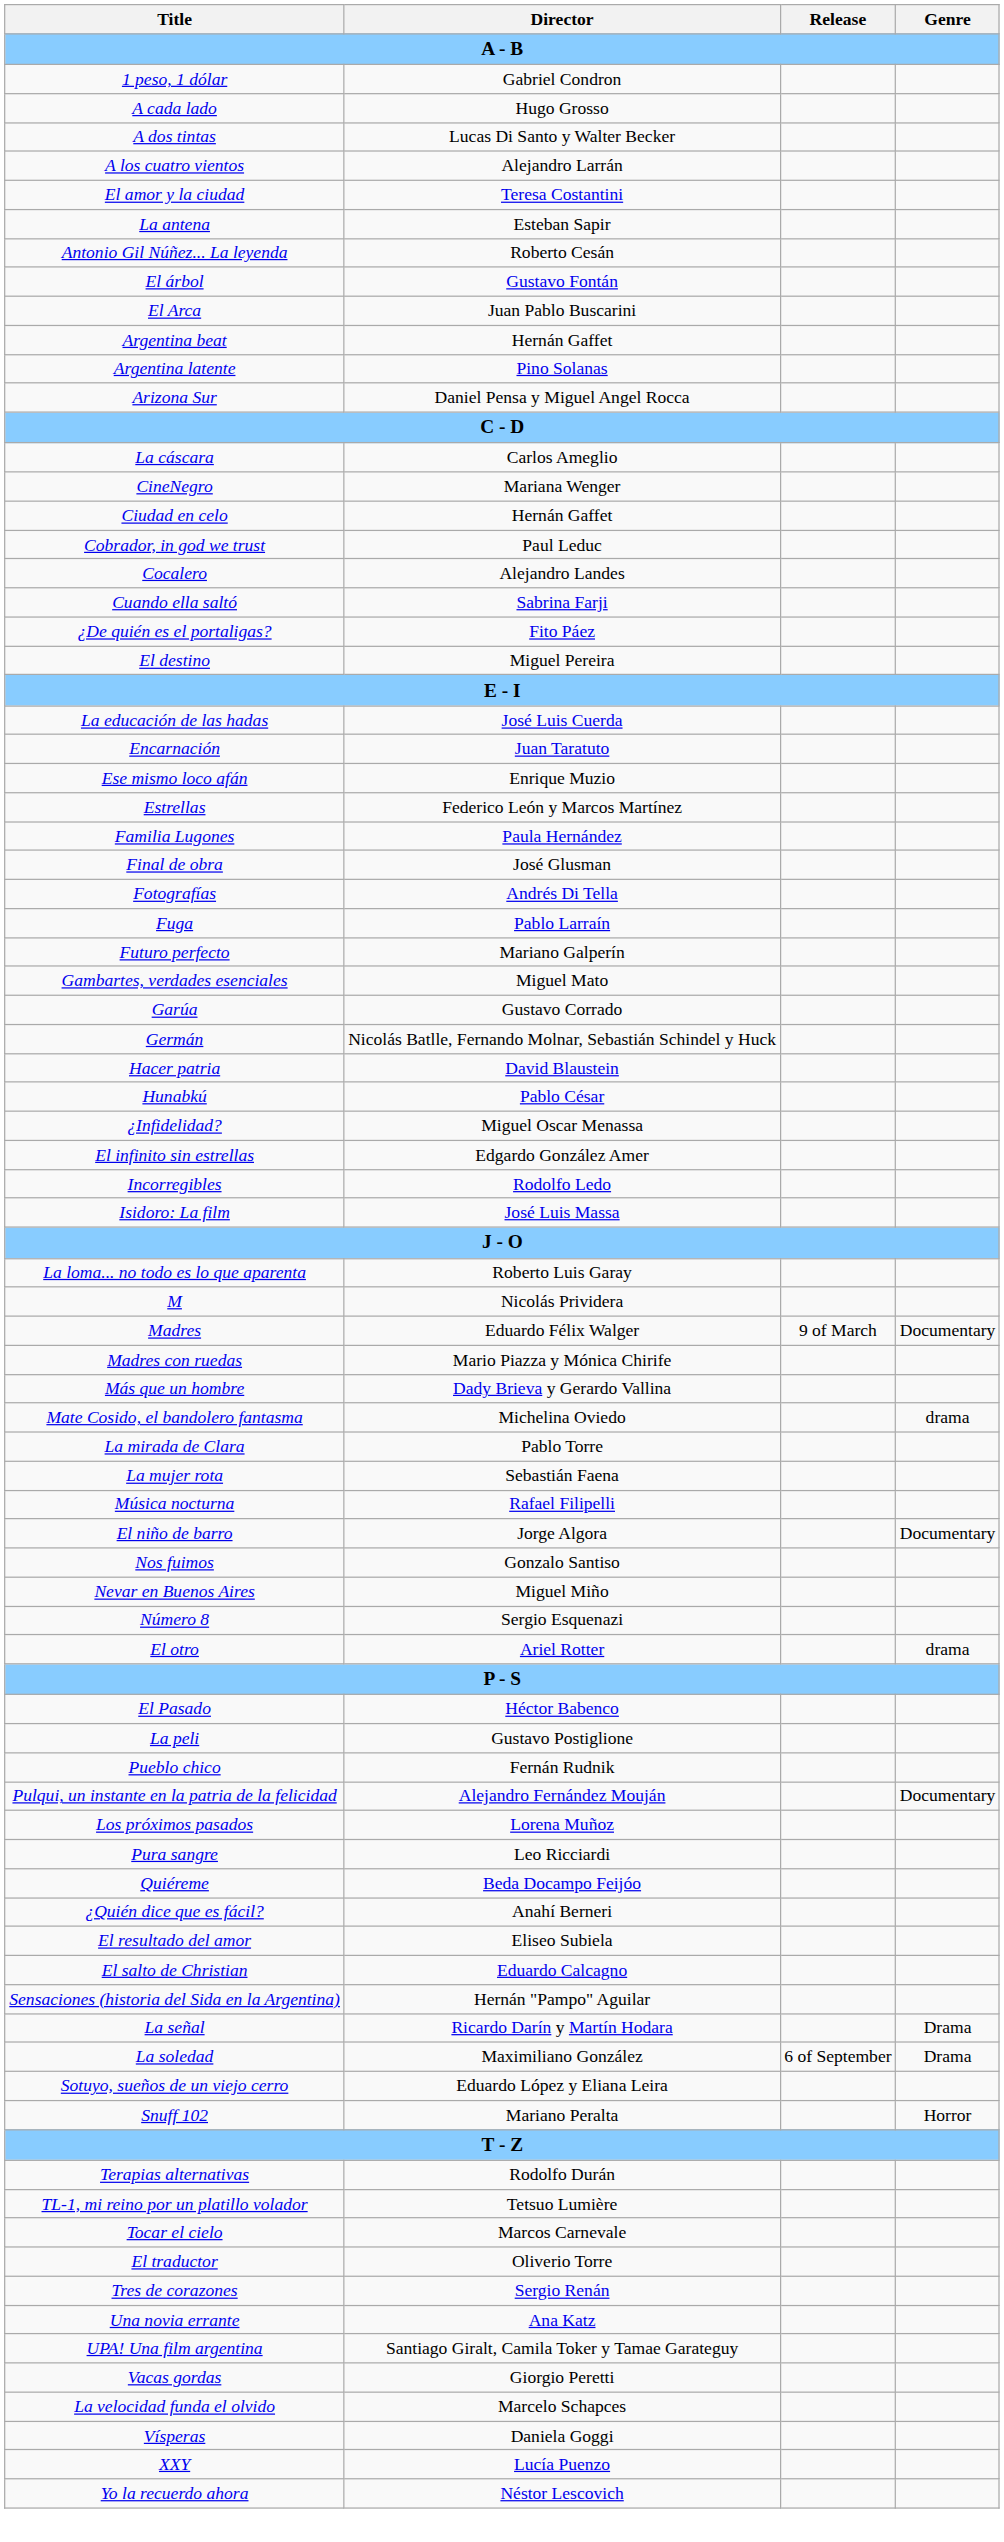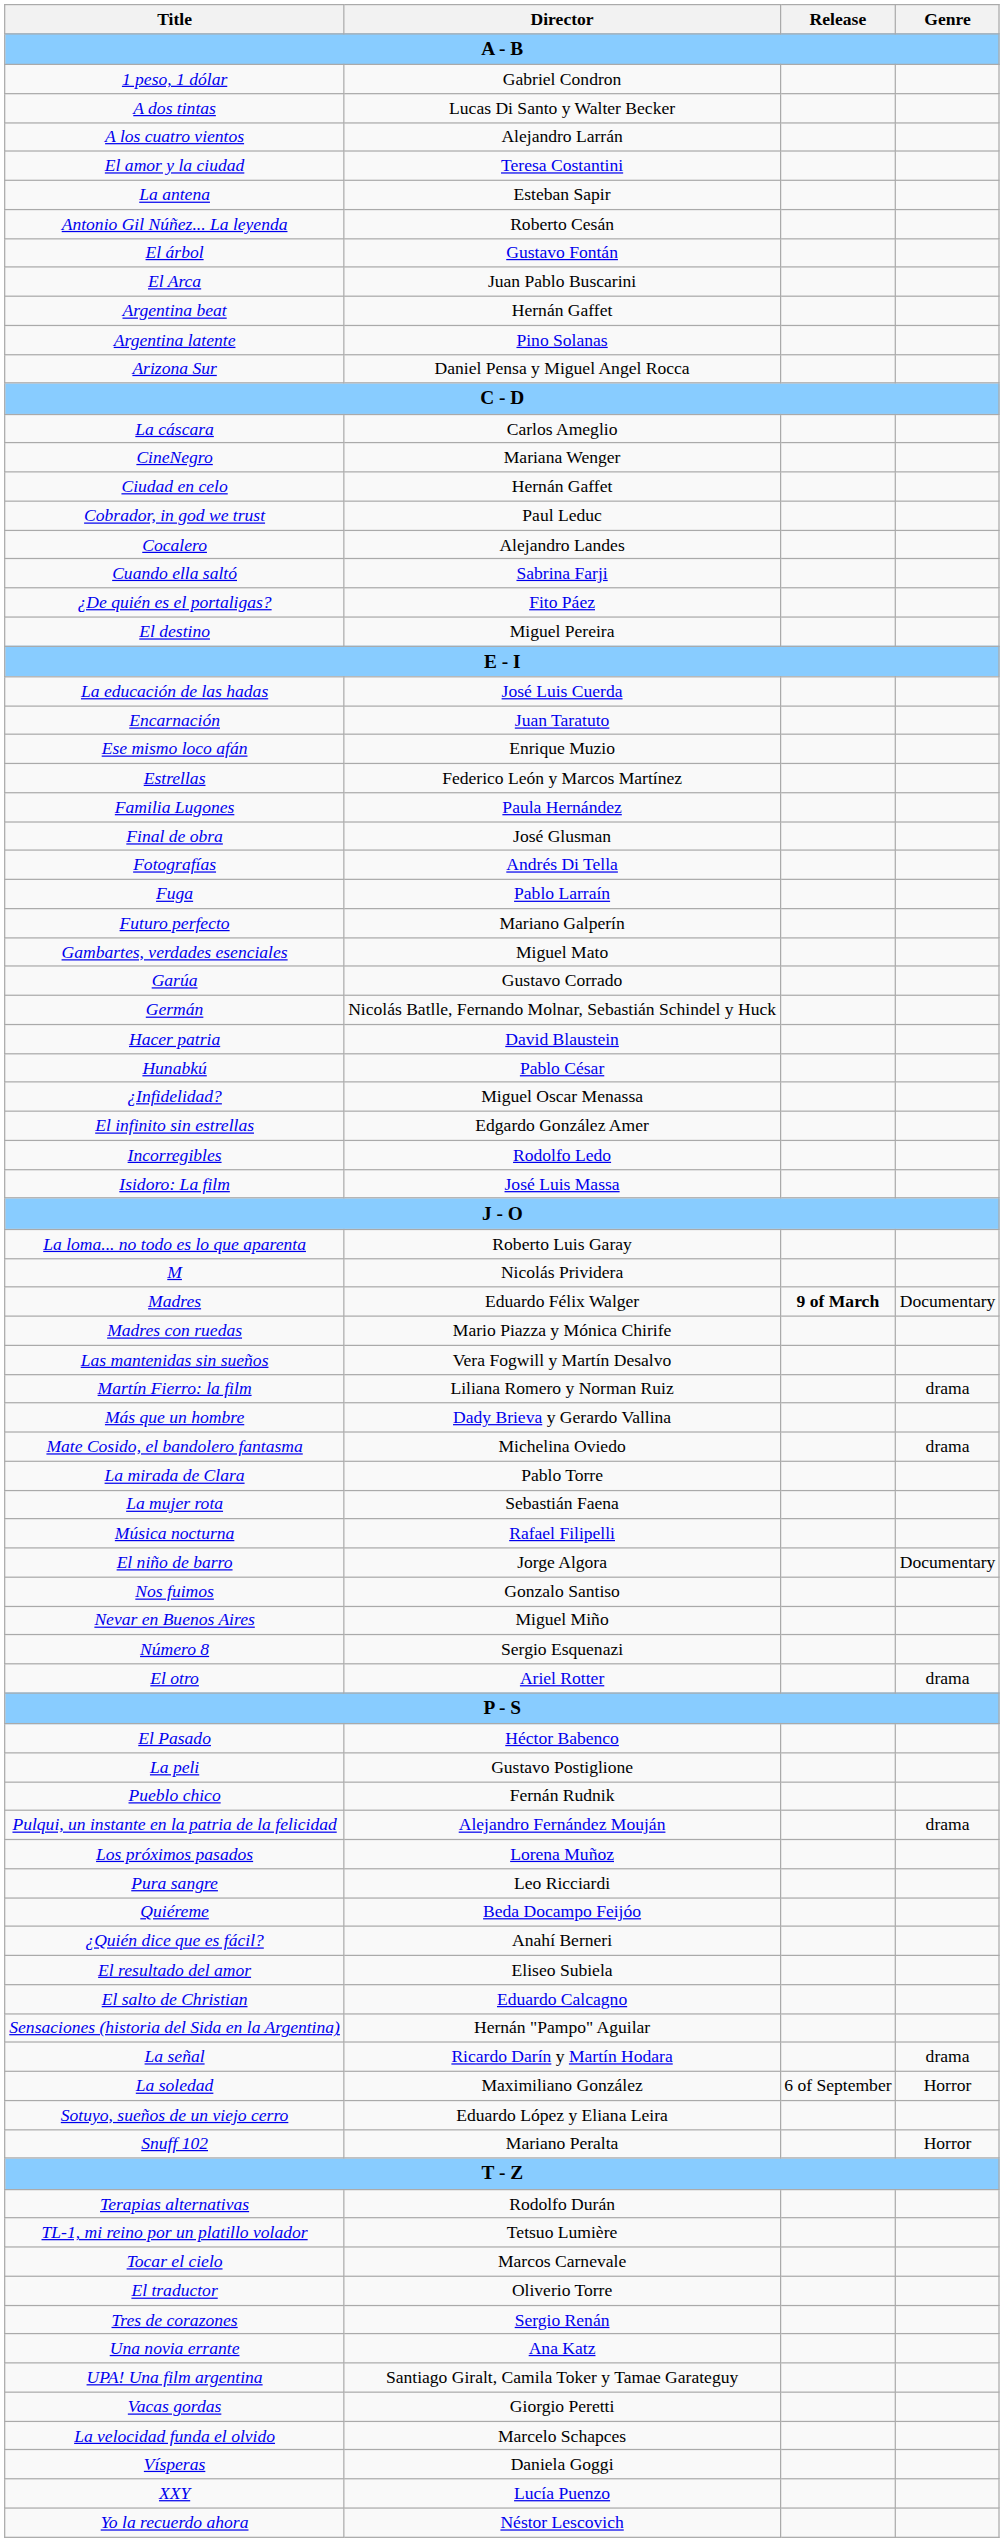- row: (175, 108)
(838, 1330) normal -> (838, 1301) bold
+ row: (175, 1359)
+ row: (175, 1388)
(948, 1796) Documentary -> (948, 1825) drama
(948, 2028) Drama -> (948, 2057) drama
(948, 2057) Drama -> (948, 2086) Horror
